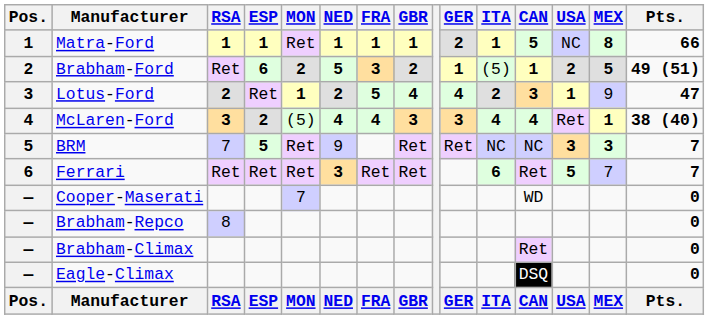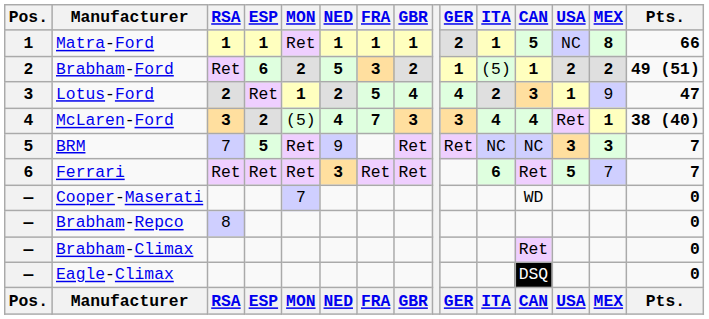(608, 69) 5 -> (608, 69) 2
(376, 121) 4 -> (376, 121) 7
